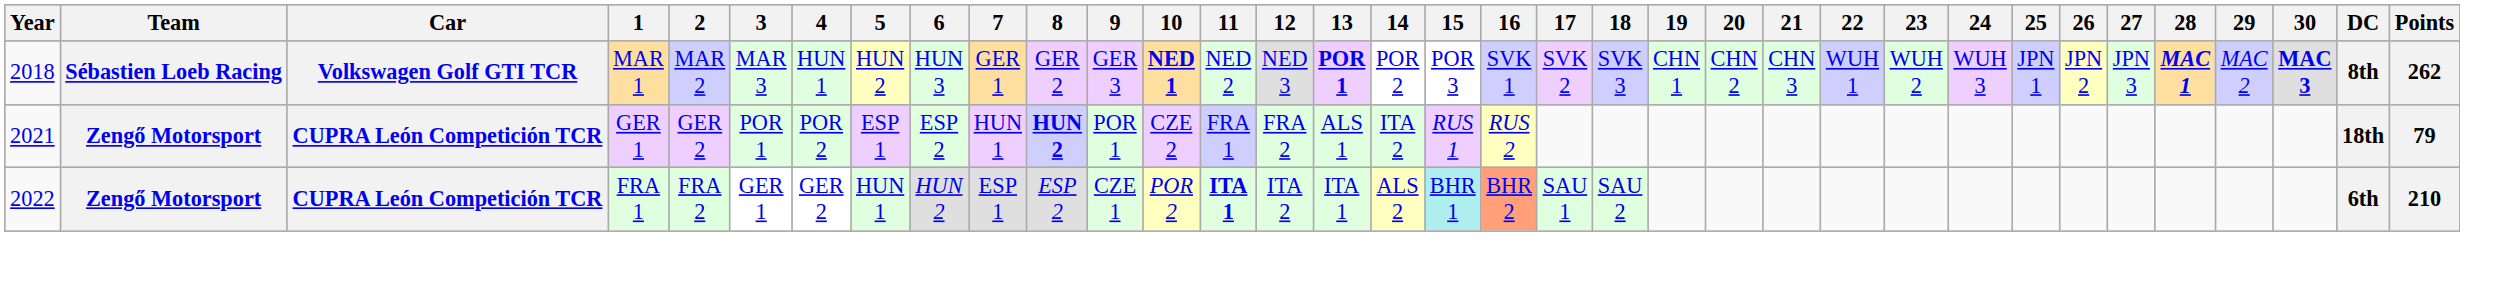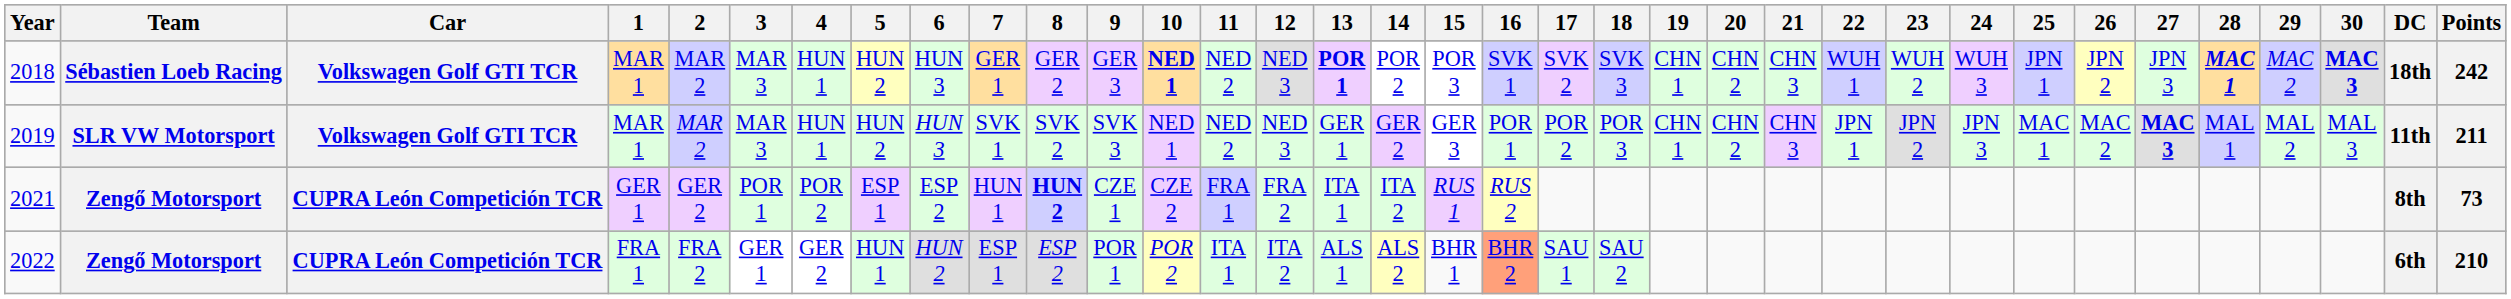(2363, 72) 8th -> (2410, 72) 18th
(2424, 72) 262 -> (2472, 72) 242
+ row: (32, 135)
(1115, 135) POR 1 -> (1115, 198) CZE 1
(1342, 135) ALS 1 -> (1342, 198) ITA 1
(2363, 135) 18th -> (2410, 198) 8th
(2424, 135) 79 -> (2472, 198) 73
(1115, 198) CZE 1 -> (1115, 261) POR 1
(1228, 198) bold -> (1228, 261) normal
(1342, 198) ITA 1 -> (1342, 261) ALS 1
(1453, 198) paleturquoise background -> (1454, 261) no background
